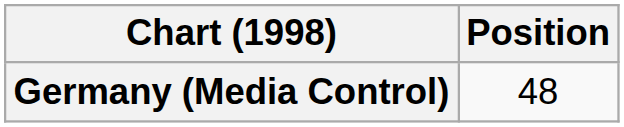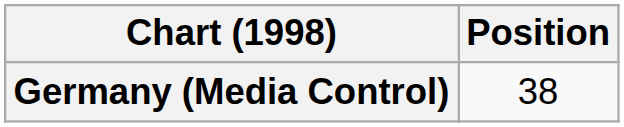(538, 91) 48 -> (538, 91) 38
